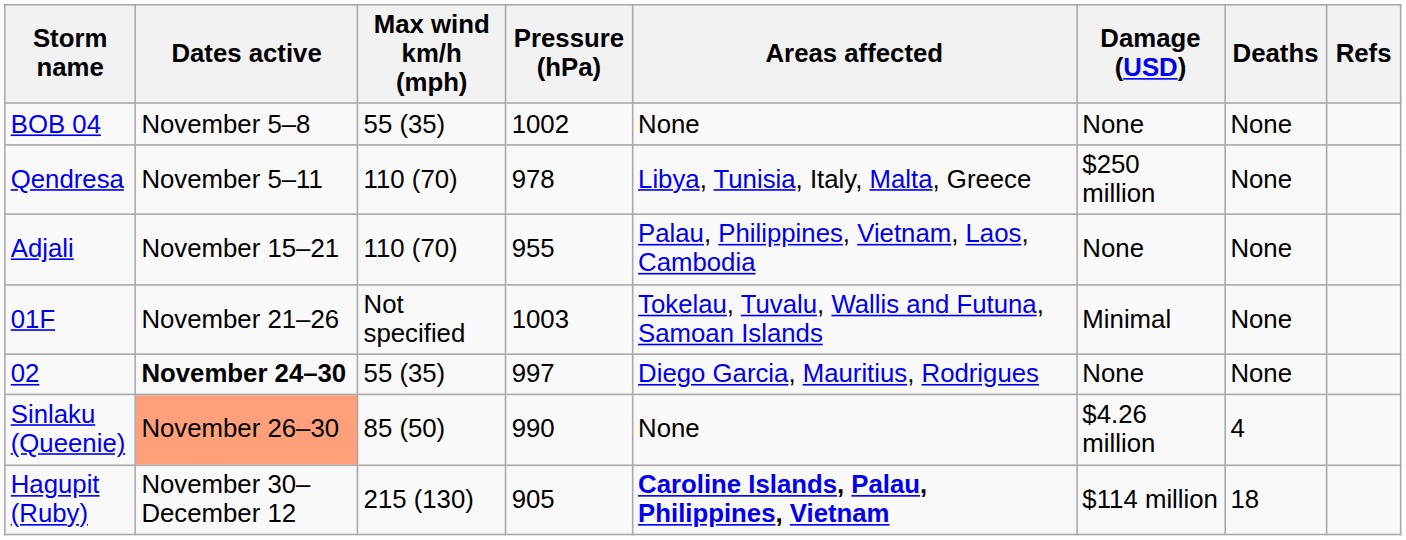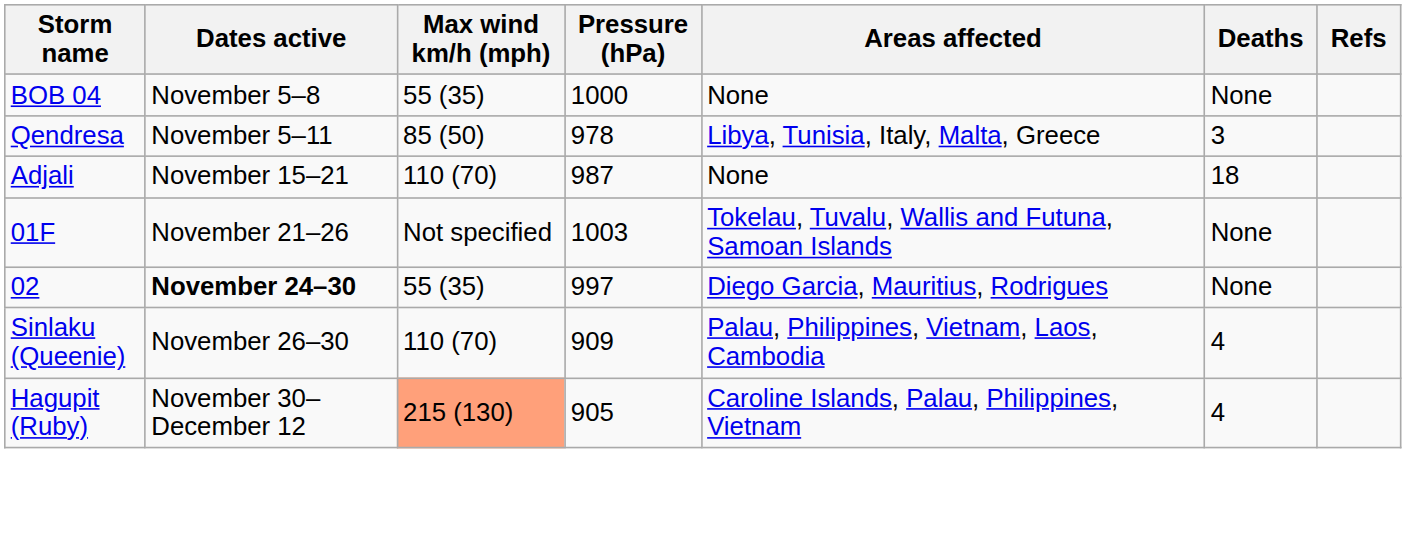- column: (1150, 53)
(540, 123) 1002 -> (600, 94) 1000
(411, 179) 110 (70) -> (444, 135) 85 (50)
(1261, 179) None -> (1218, 135) 3
(533, 248) 955 -> (592, 176) 987
(833, 248) Palau, Philippines, Vietnam, Laos, Cambodia -> (738, 176) None
(1261, 248) None -> (1225, 176) 18
(240, 429) lightsalmon background -> (250, 342) no background
(404, 429) 85 (50) -> (450, 342) 110 (70)
(533, 429) 990 -> (592, 342) 909
(669, 429) None -> (902, 342) Palau, Philippines, Vietnam, Laos, Cambodia
(419, 499) no background -> (458, 412) lightsalmon background
(783, 499) bold -> (913, 412) normal
(1245, 499) 18 -> (1218, 412) 4
